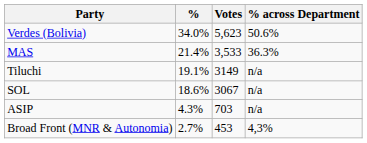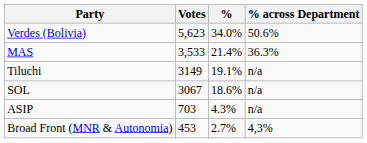columns swapped: (228, 14) <-> (194, 14)
